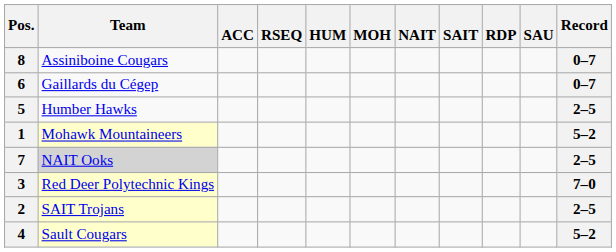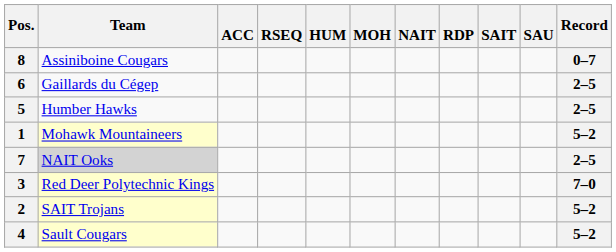columns swapped: (501, 35) <-> (461, 35)
(584, 85) 0–7 -> (584, 85) 2–5
(584, 209) 2–5 -> (584, 209) 5–2
